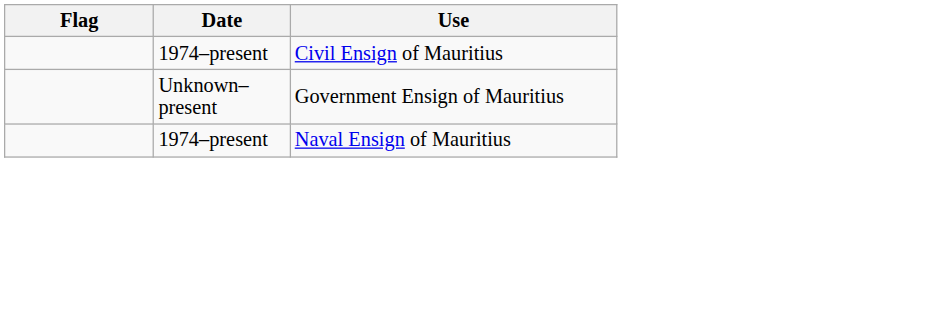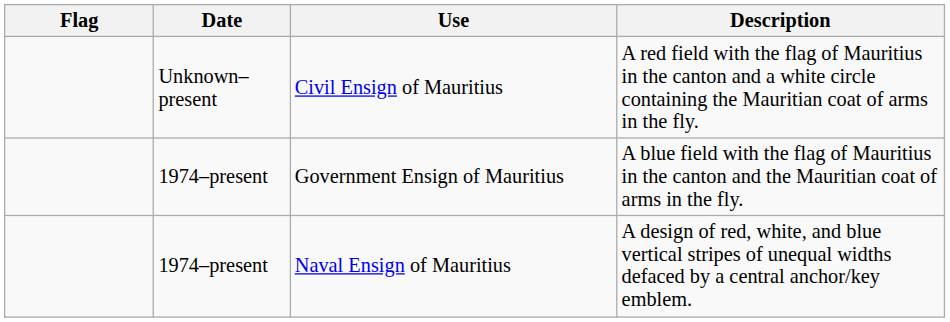+ column: (780, 20)
(213, 52) 1974–present -> (204, 87) Unknown–present
(204, 96) Unknown–present -> (213, 176) 1974–present
